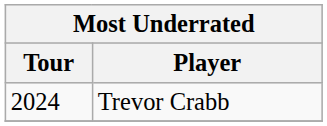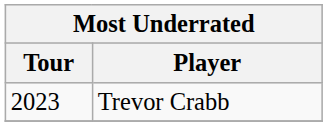(35, 101) 2024 -> (35, 101) 2023
